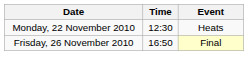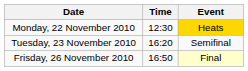(211, 27) no background -> (211, 27) gold background
+ row: (74, 43)
